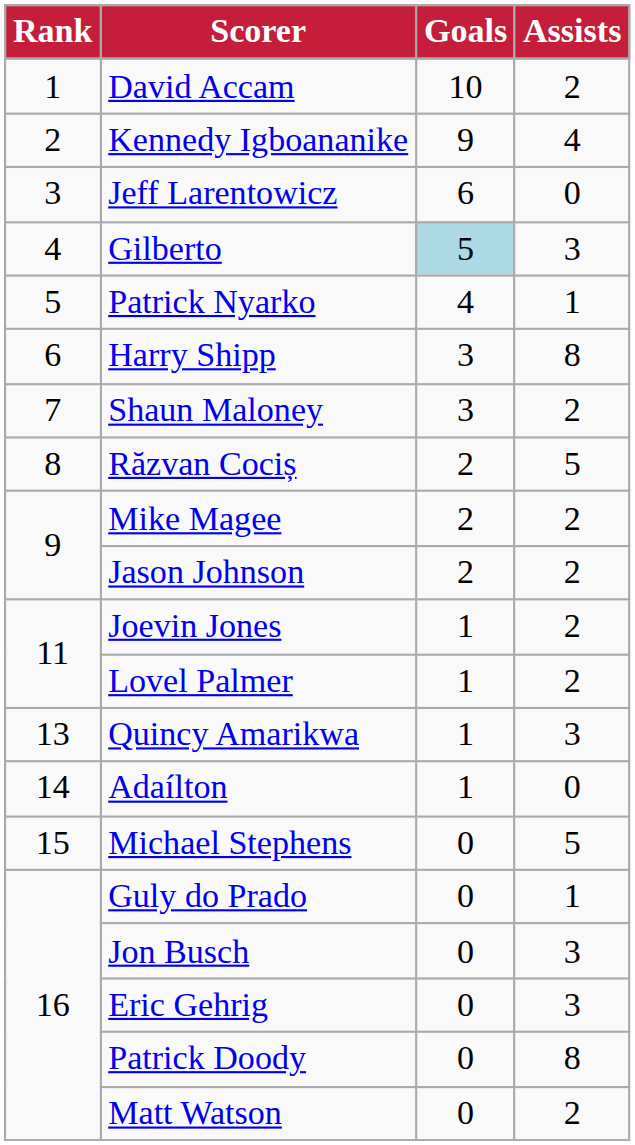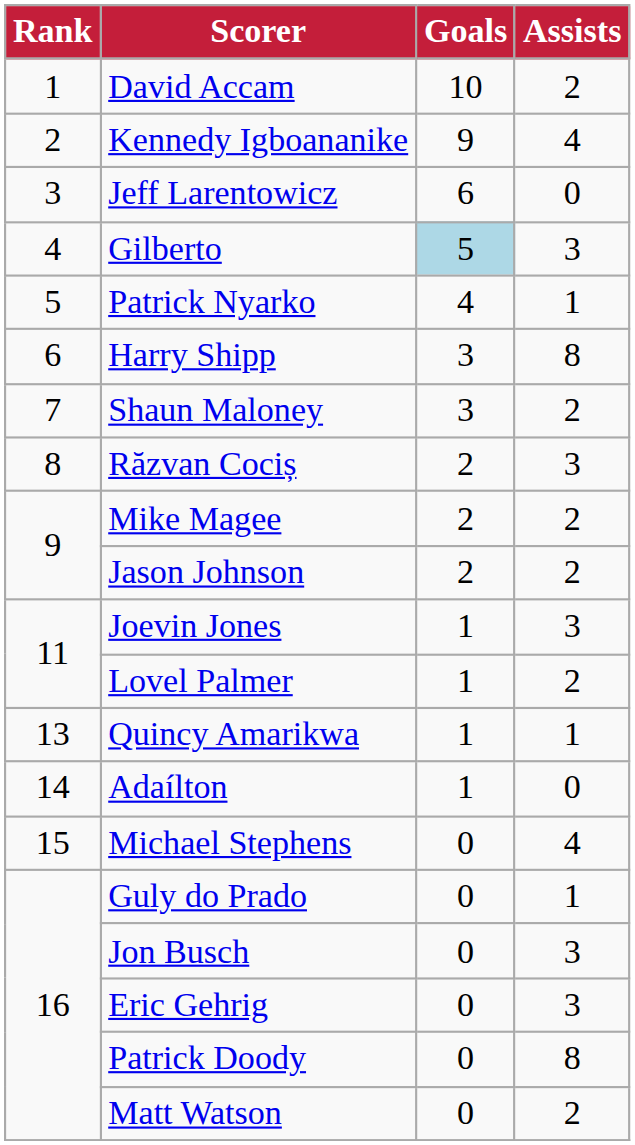(572, 463) 5 -> (572, 463) 3
(572, 626) 2 -> (572, 626) 3
(572, 734) 3 -> (572, 734) 1
(572, 842) 5 -> (572, 842) 4
